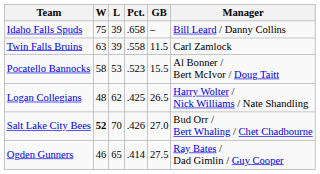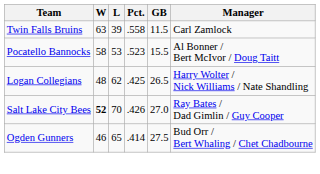- row: (45, 29)
(243, 126) Bud Orr / Bert Whaling / Chet Chadbourne -> (228, 109) Ray Bates / Dad Gimlin / Guy Cooper
(228, 154) Ray Bates / Dad Gimlin / Guy Cooper -> (243, 138) Bud Orr / Bert Whaling / Chet Chadbourne
